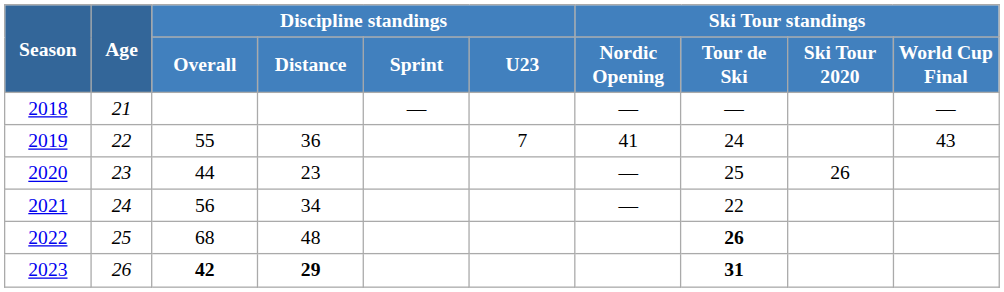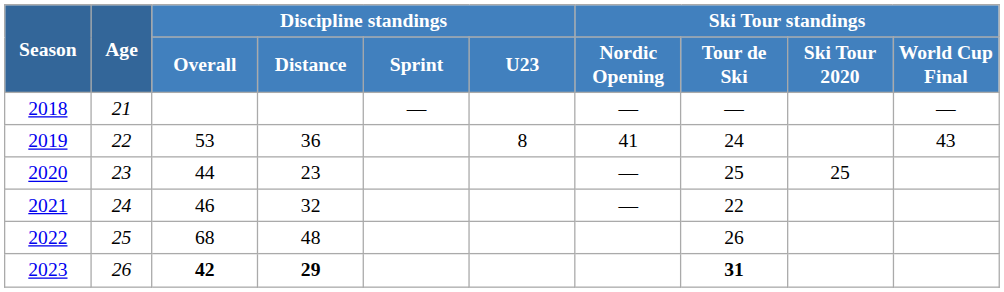(205, 141) 55 -> (205, 141) 53
(522, 141) 7 -> (522, 141) 8
(840, 173) 26 -> (840, 173) 25
(205, 205) 56 -> (205, 205) 46
(311, 205) 34 -> (311, 205) 32
(734, 238) bold -> (734, 238) normal
